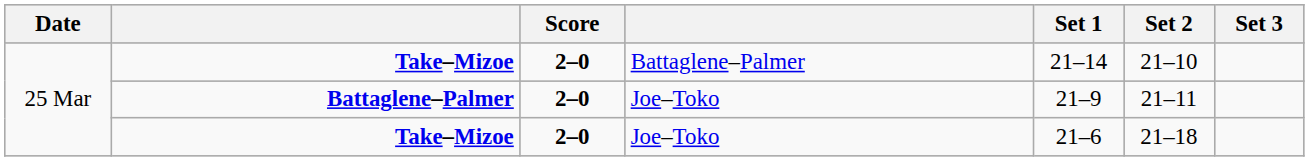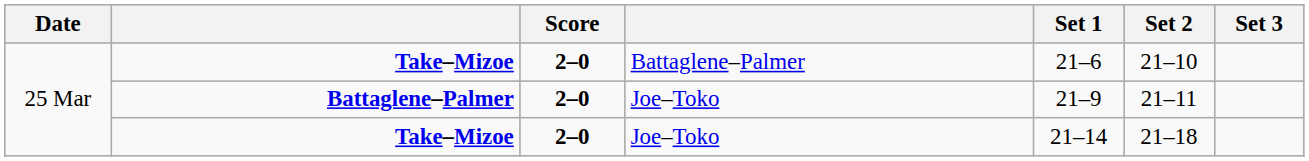(1079, 61) 21–14 -> (1079, 61) 21–6
(1079, 137) 21–6 -> (1079, 137) 21–14
